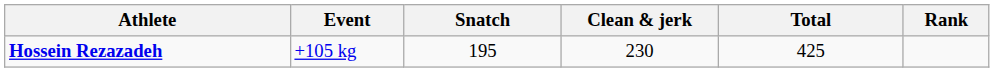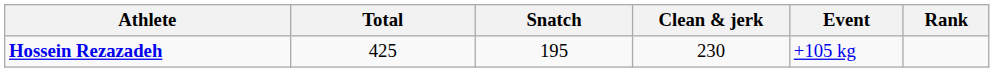columns swapped: (347, 20) <-> (811, 20)
